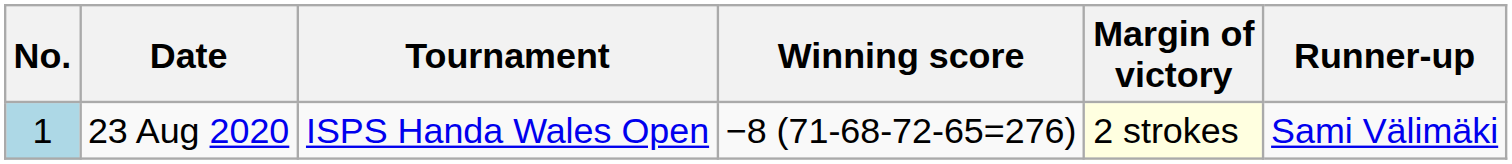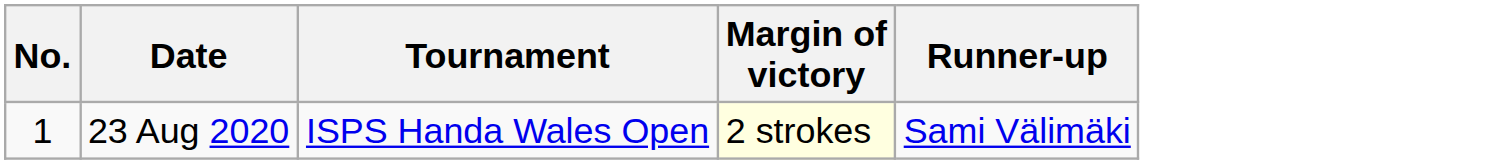- column: (901, 54)
(42, 131) lightblue background -> (42, 131) no background
